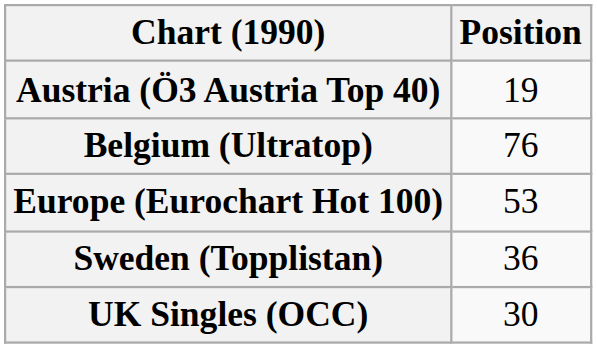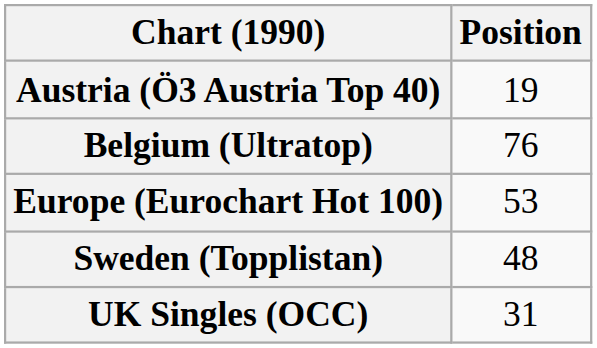(521, 257) 36 -> (521, 257) 48
(521, 314) 30 -> (521, 314) 31
